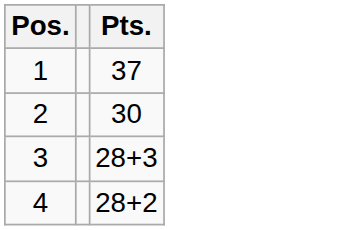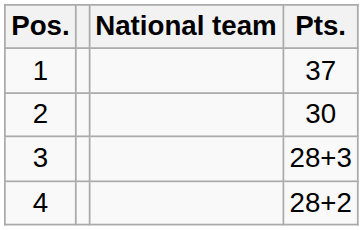+ column: (186, 26)
